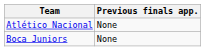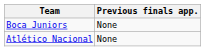rows swapped: (50, 25) <-> (37, 39)
